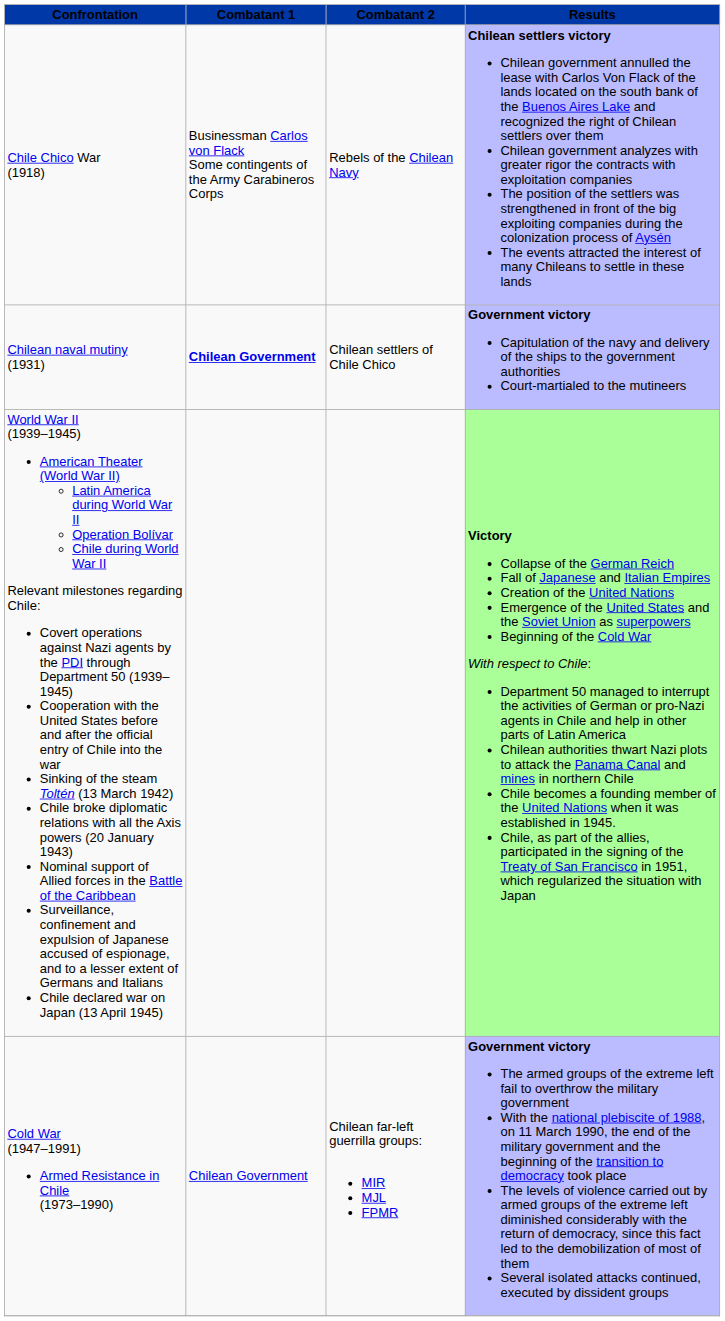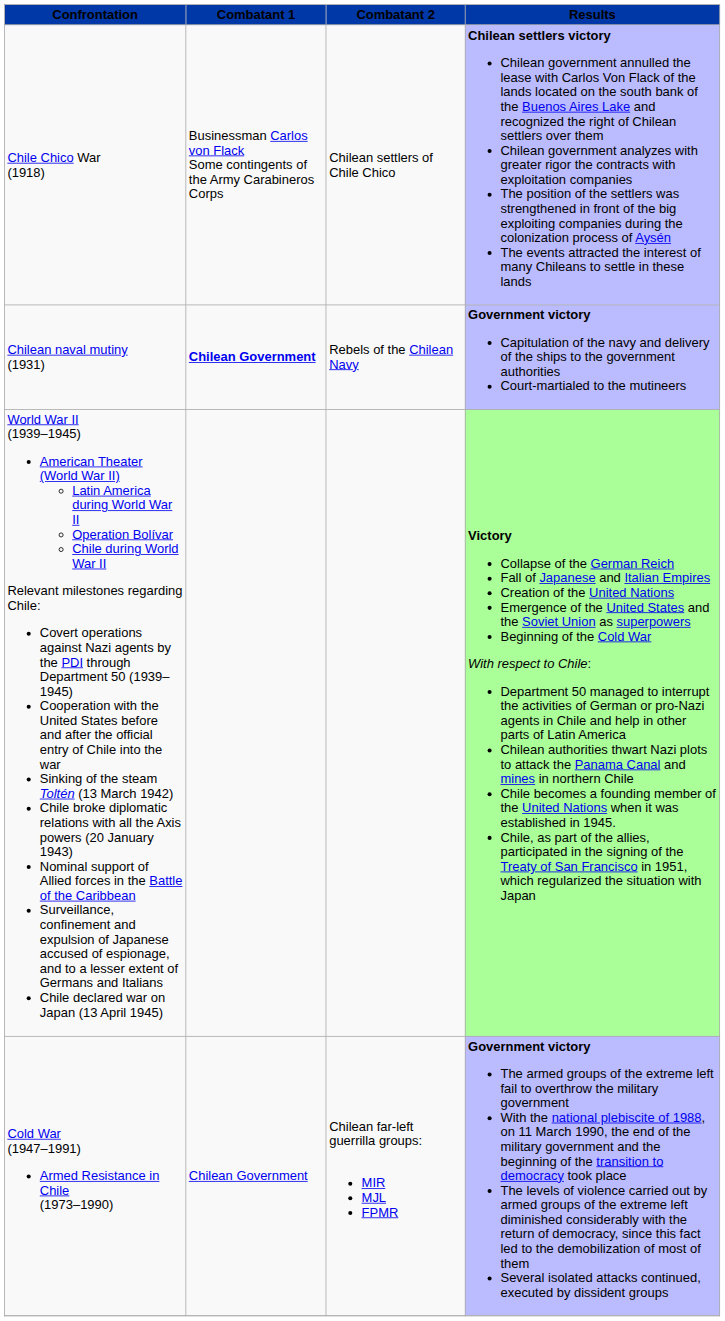(391, 164) Rebels of the Chilean Navy -> (381, 164) Chilean settlers of Chile Chico
(381, 357) Chilean settlers of Chile Chico -> (391, 357) Rebels of the Chilean Navy
